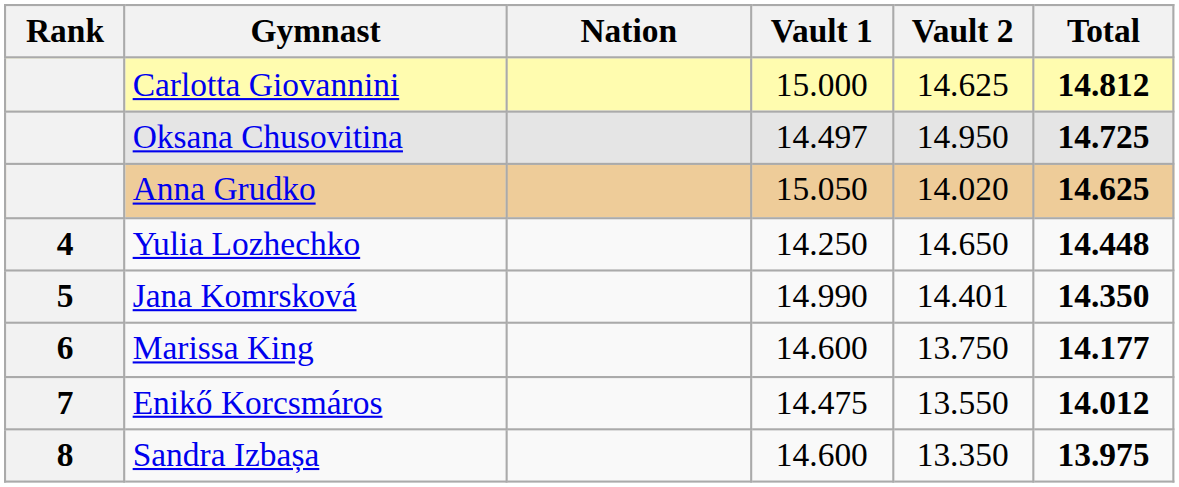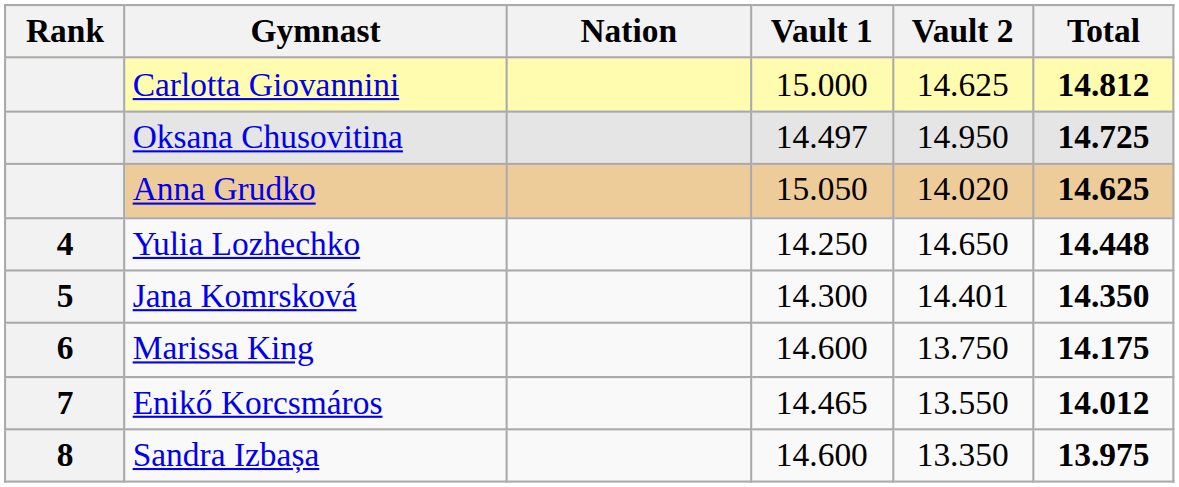(822, 296) 14.990 -> (822, 296) 14.300
(1103, 349) 14.177 -> (1103, 349) 14.175
(822, 402) 14.475 -> (822, 402) 14.465
